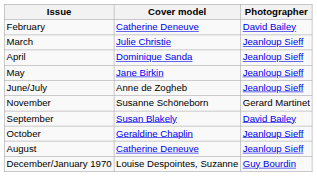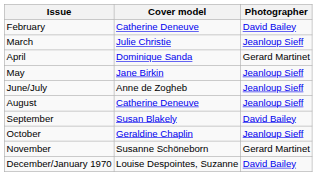(273, 57) Jeanloup Sieff -> (276, 57) Gerard Martinet
rows swapped: (21, 149) <-> (29, 103)
(269, 164) Guy Bourdin -> (269, 164) David Bailey
